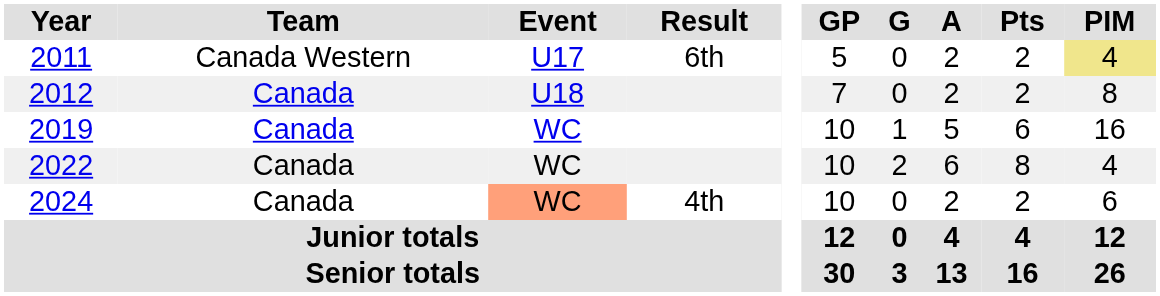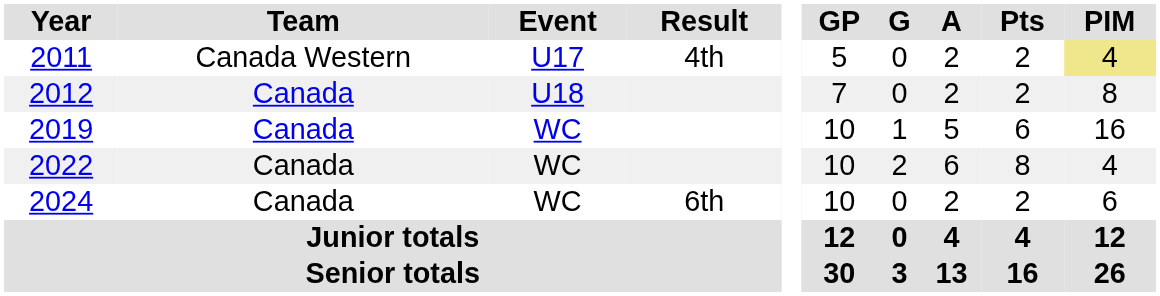(704, 57) 6th -> (704, 57) 4th
(558, 201) lightsalmon background -> (558, 201) no background
(704, 201) 4th -> (704, 201) 6th
